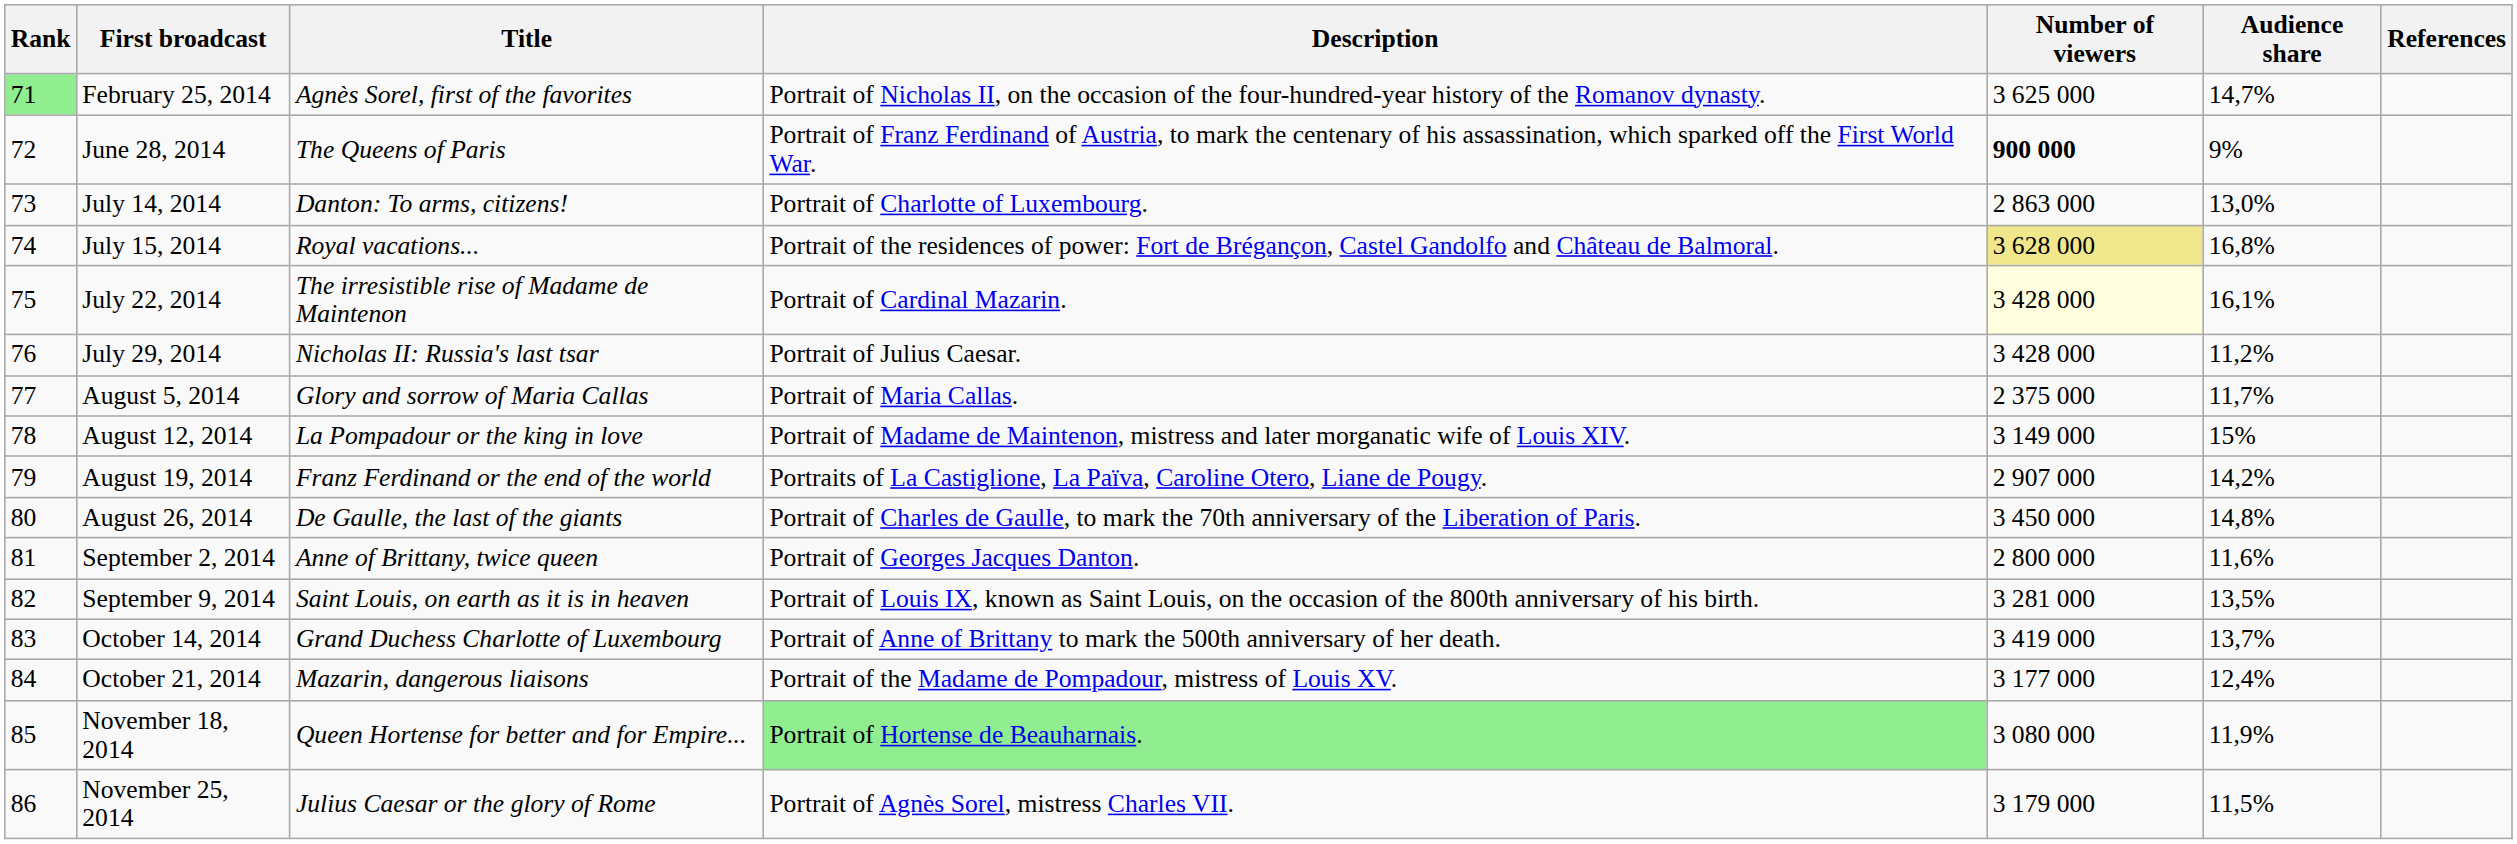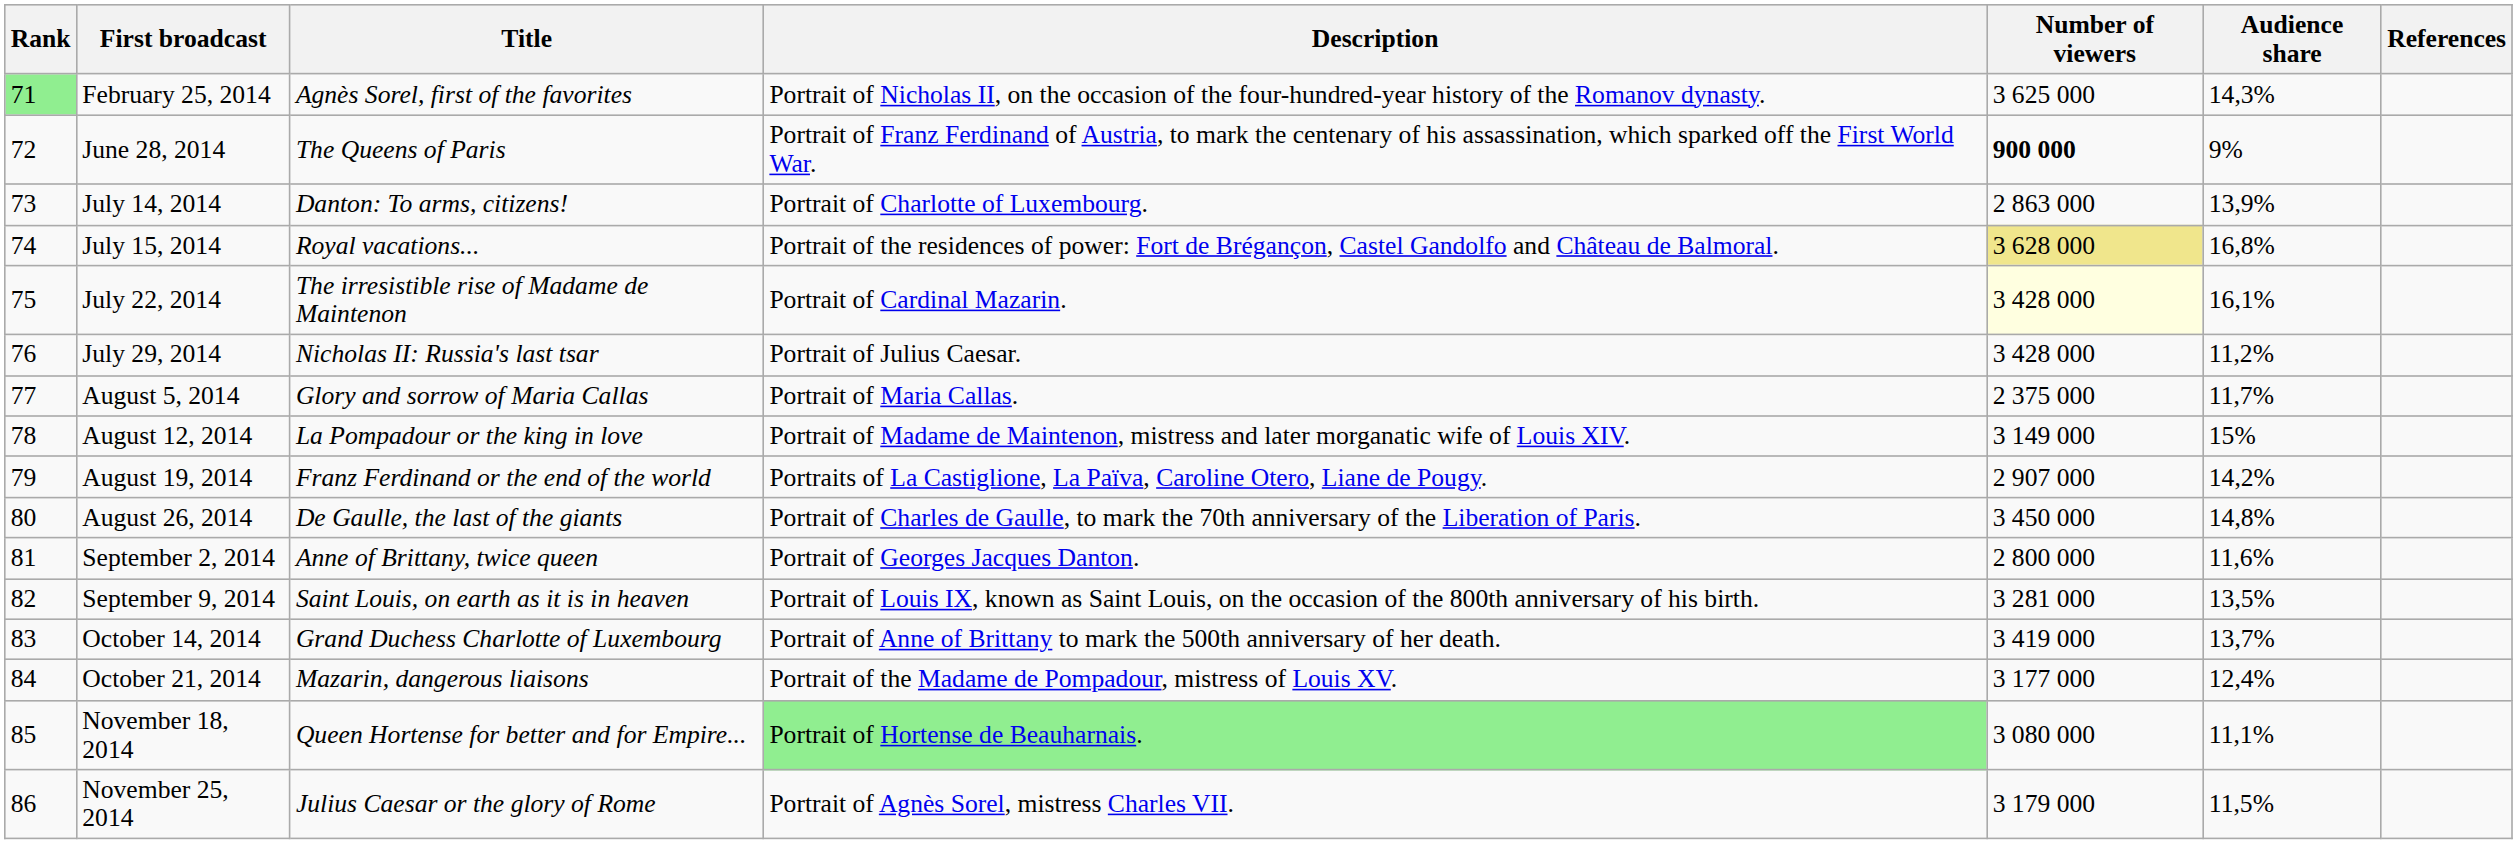(2242, 94) 14,7% -> (2242, 94) 14,3%
(2242, 204) 13,0% -> (2242, 204) 13,9%
(2241, 734) 11,9% -> (2241, 734) 11,1%
